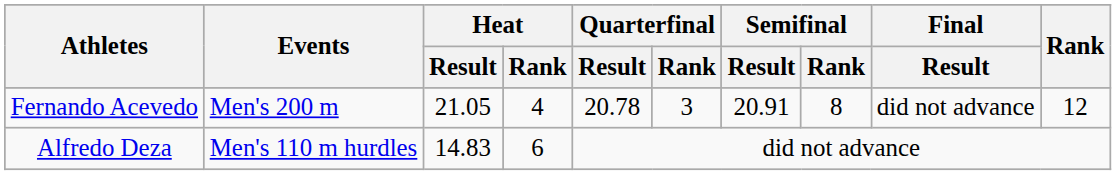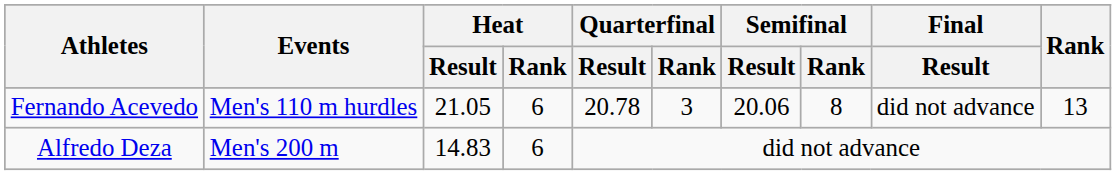(274, 107) Men's 200 m -> (314, 107) Men's 110 m hurdles
(538, 107) 4 -> (538, 107) 6
(761, 107) 20.91 -> (761, 107) 20.06
(1075, 107) 12 -> (1075, 107) 13
(314, 148) Men's 110 m hurdles -> (274, 148) Men's 200 m
